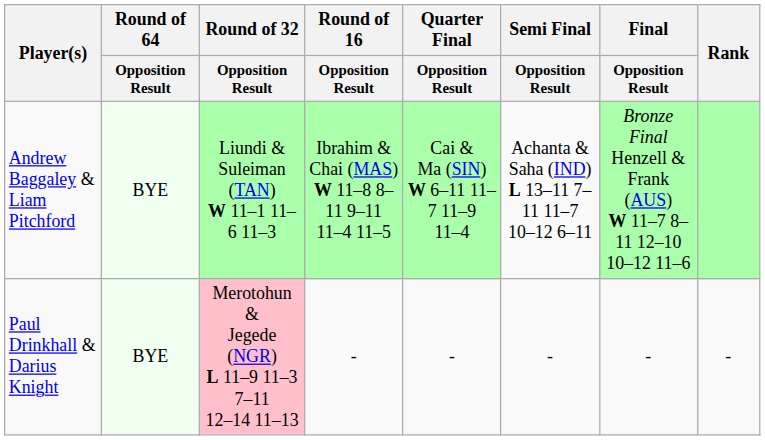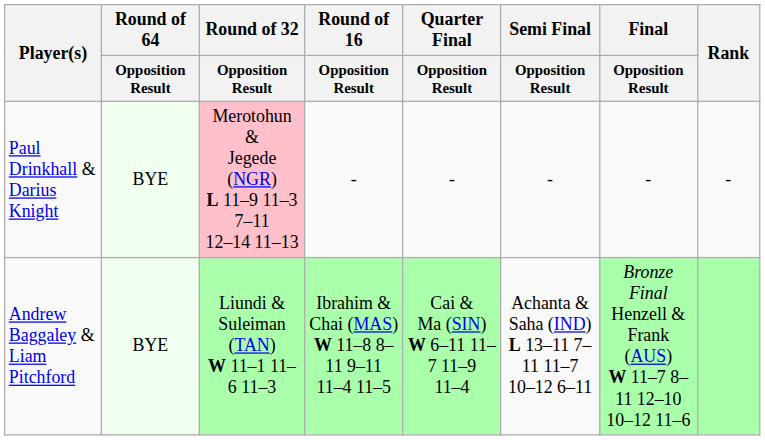rows swapped: (52, 190) <-> (52, 356)
